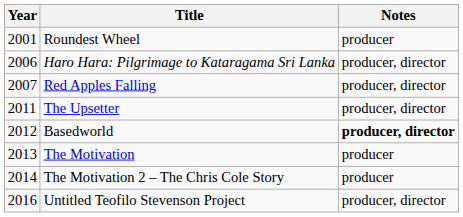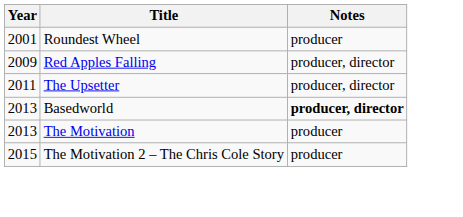- row: (189, 62)
(22, 85) 2007 -> (22, 62) 2009
(22, 131) 2012 -> (22, 108) 2013
(22, 177) 2014 -> (22, 154) 2015
- row: (144, 200)
